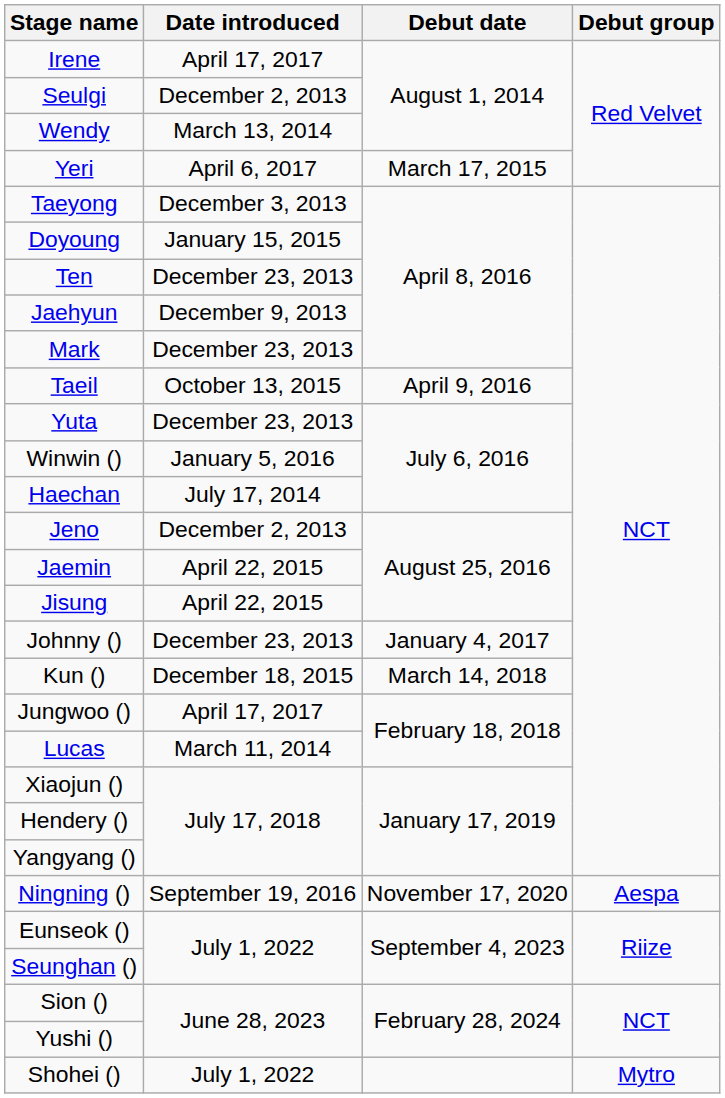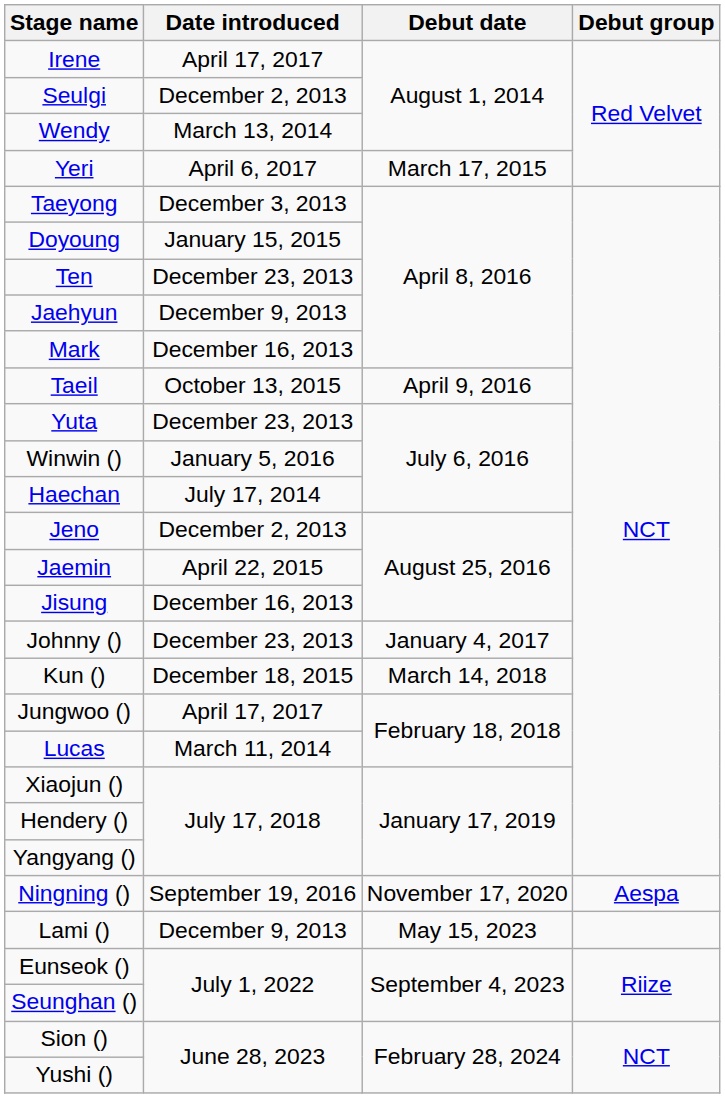(253, 349) December 23, 2013 -> (253, 349) December 16, 2013
(253, 603) April 22, 2015 -> (253, 603) December 16, 2013
+ row: (74, 929)
- row: (74, 1074)
